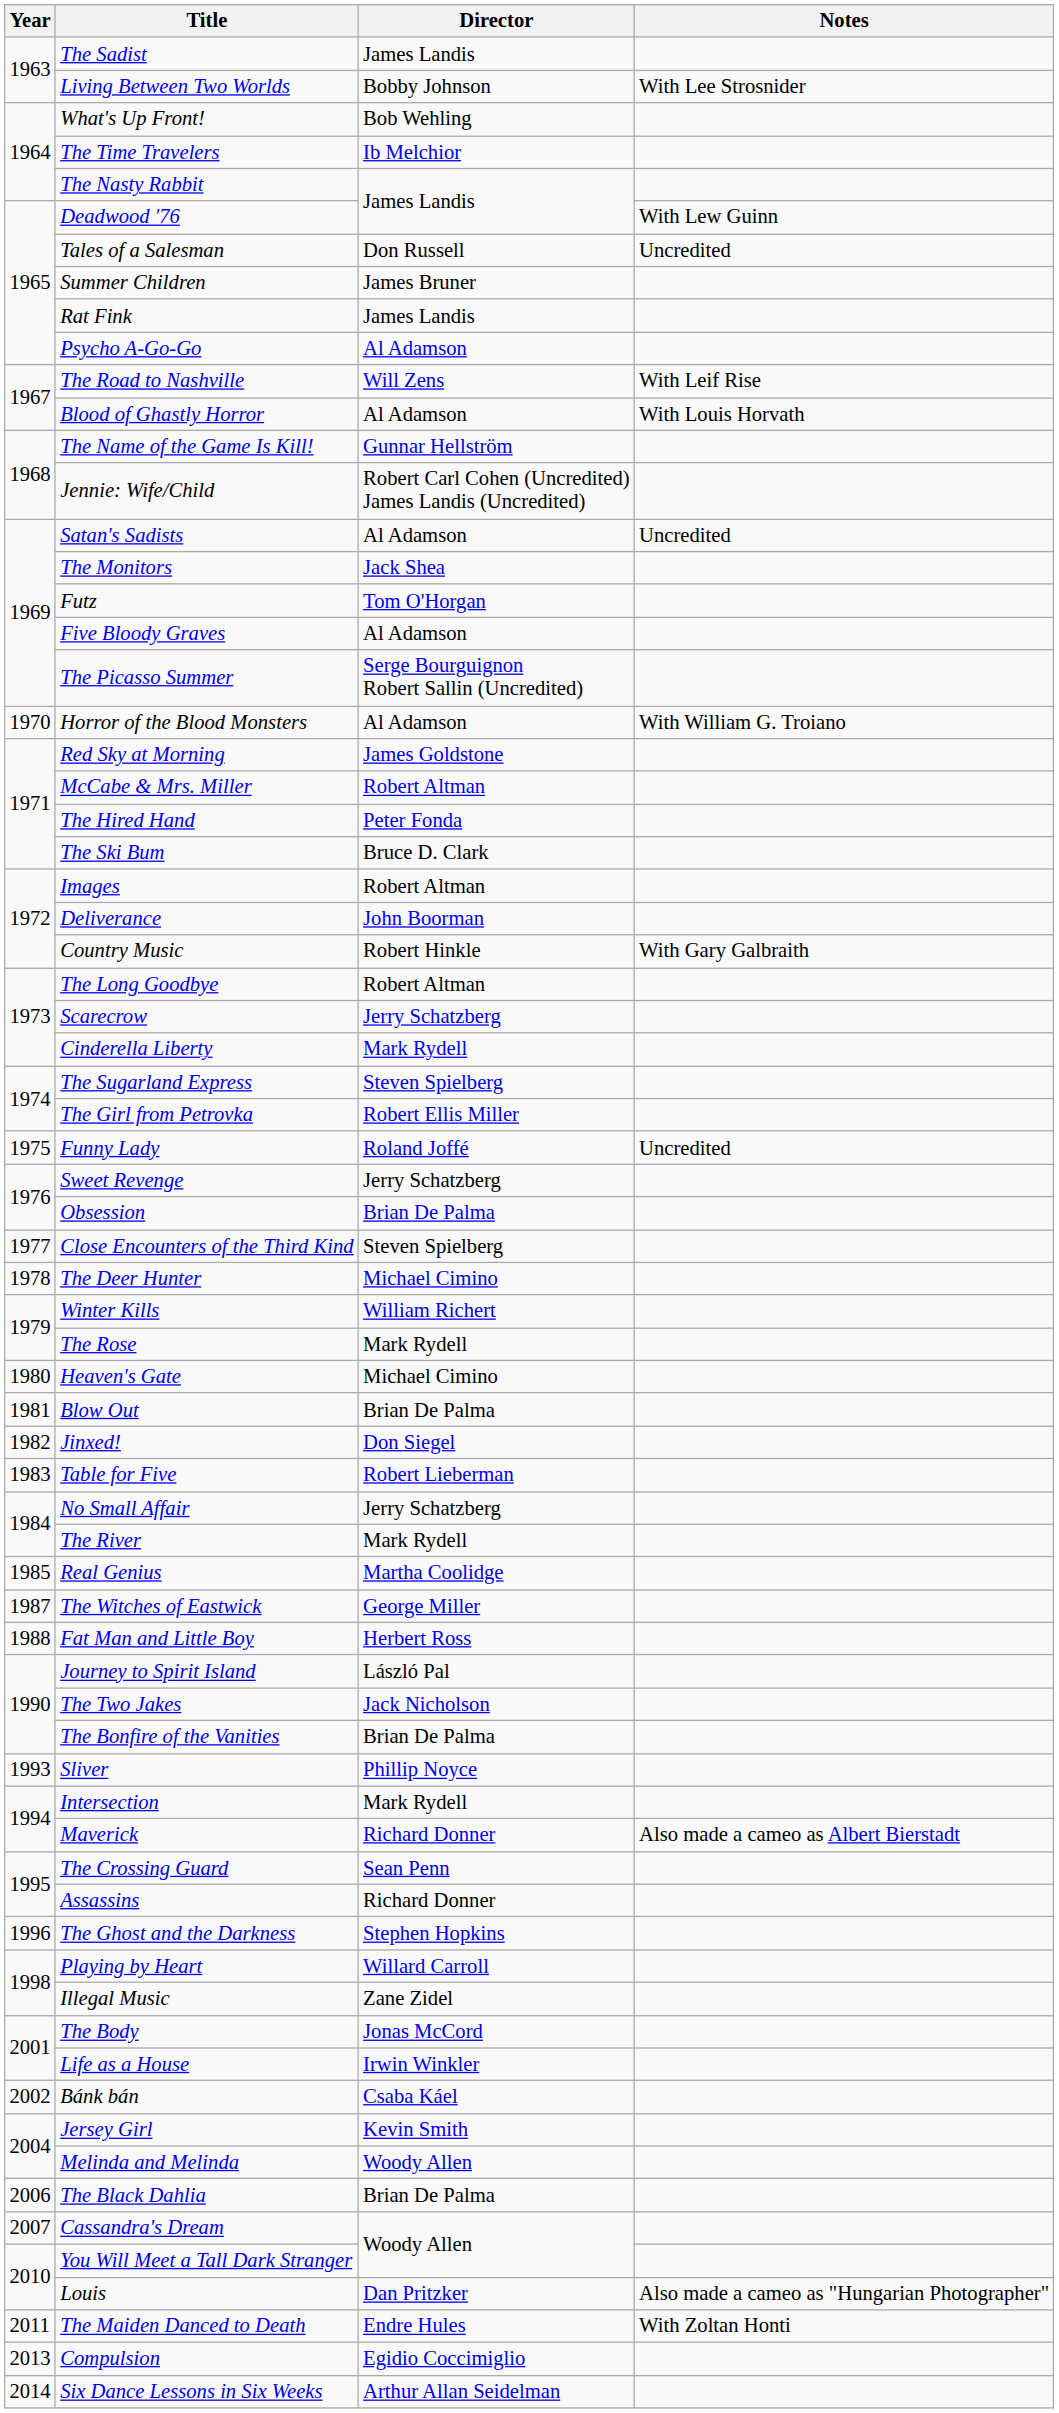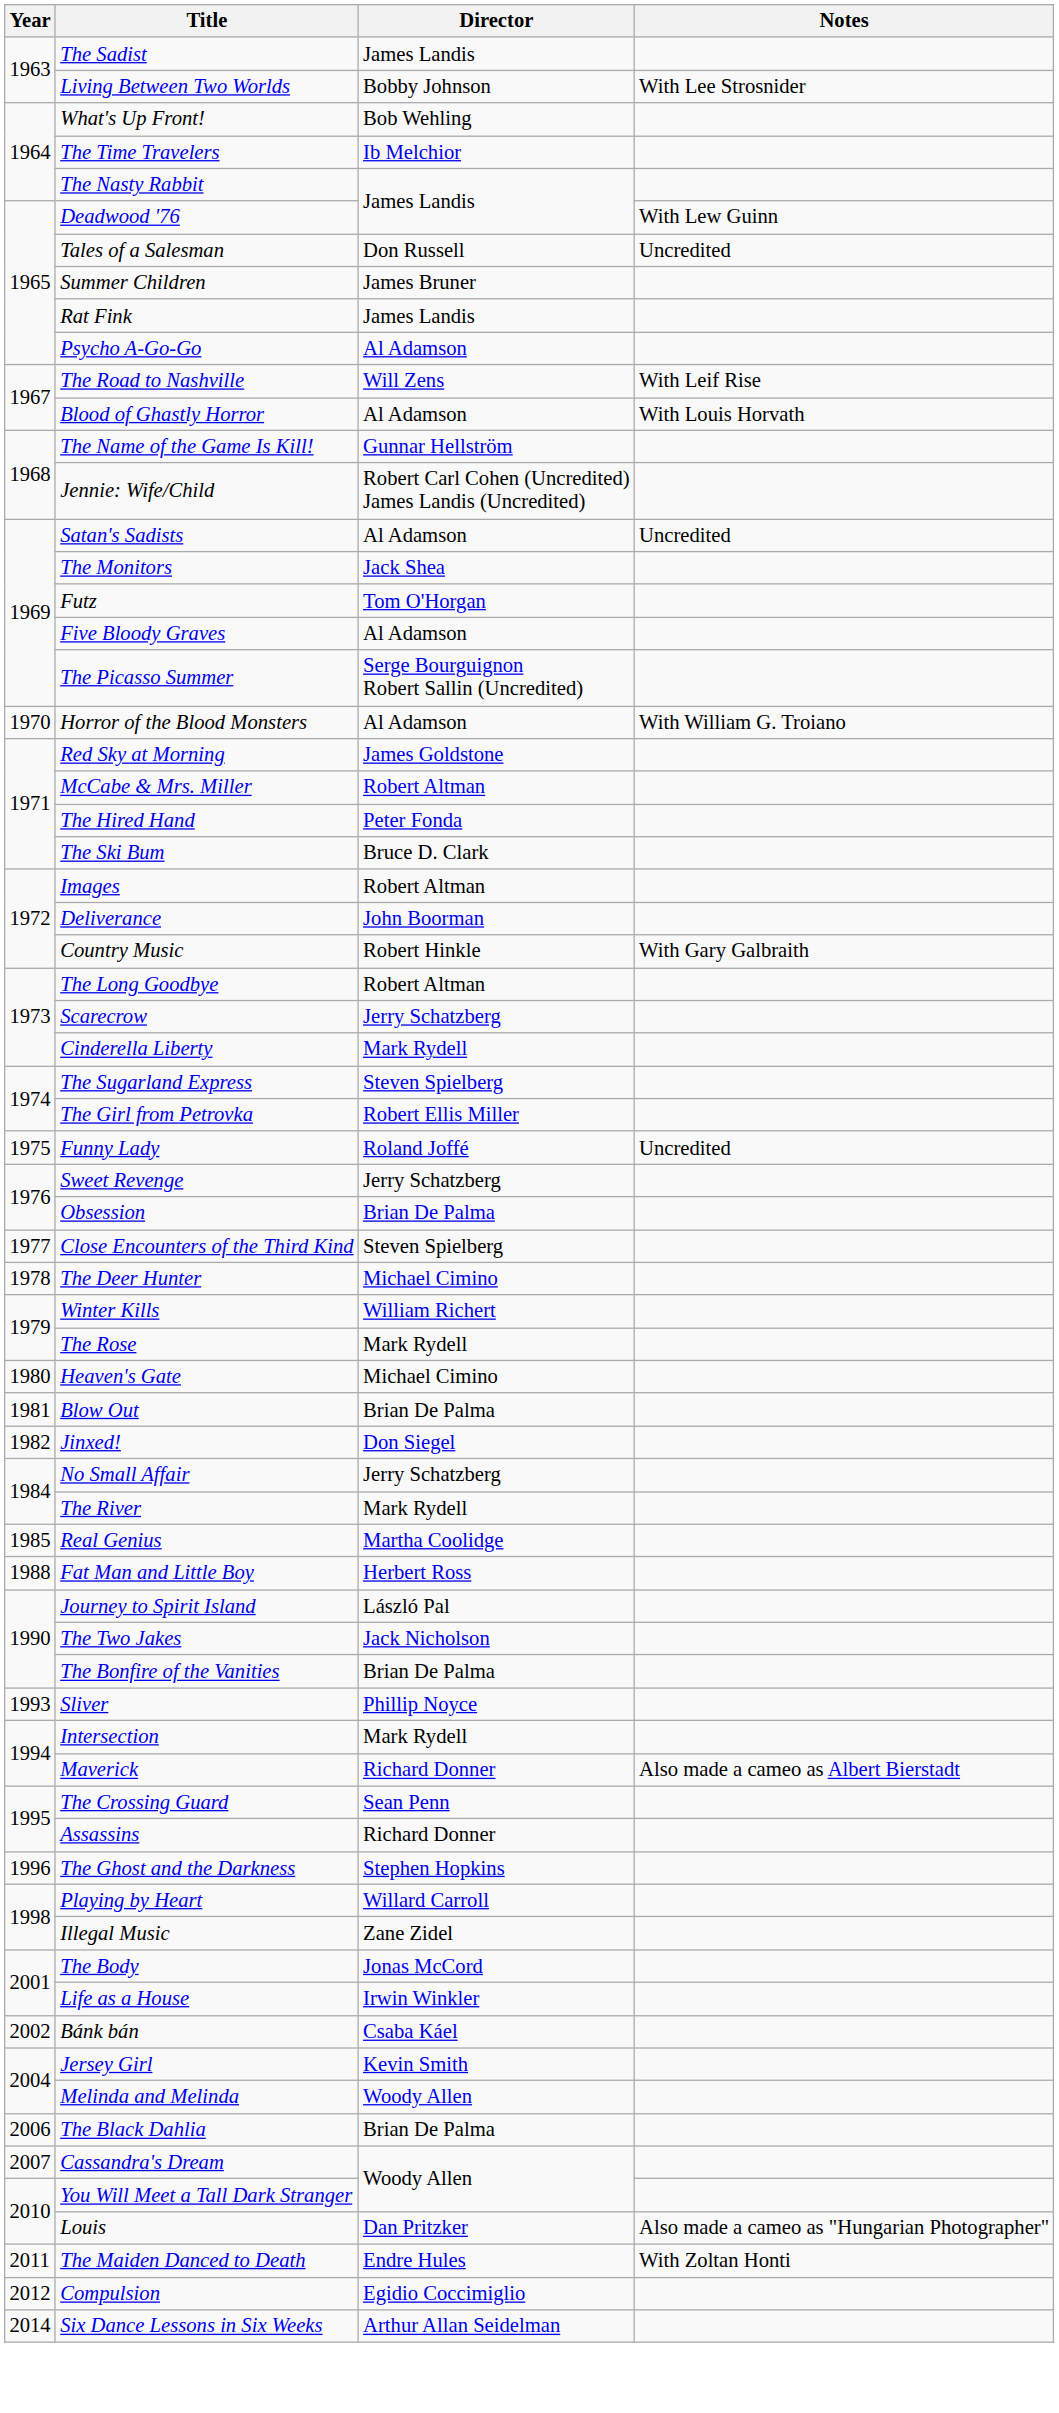- row: (118, 1474)
- row: (161, 1605)
(30, 2358) 2013 -> (30, 2293) 2012
